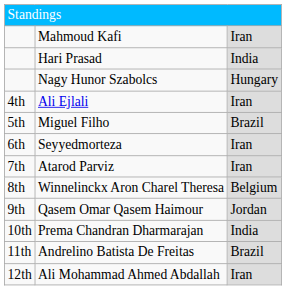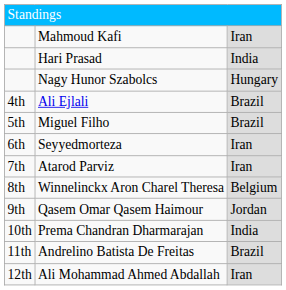(241, 101) Iran -> (247, 101) Brazil
